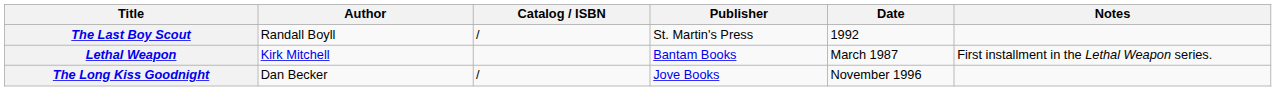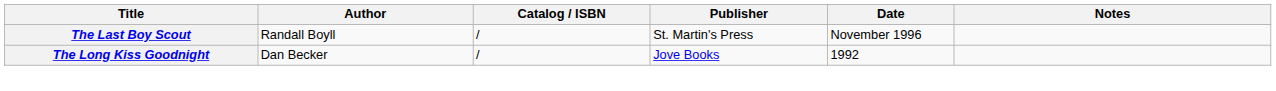(845, 34) 1992 -> (876, 34) November 1996
- row: (131, 55)
(876, 75) November 1996 -> (845, 55) 1992
